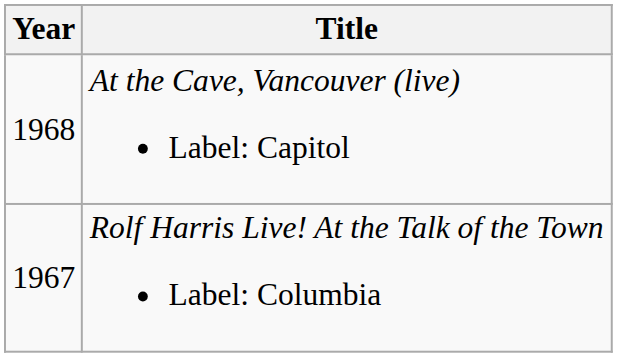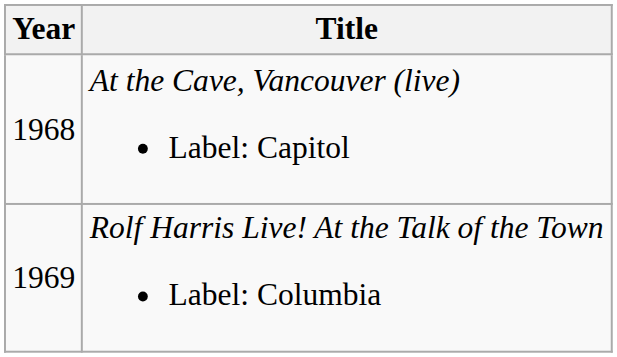(44, 277) 1967 -> (44, 277) 1969
